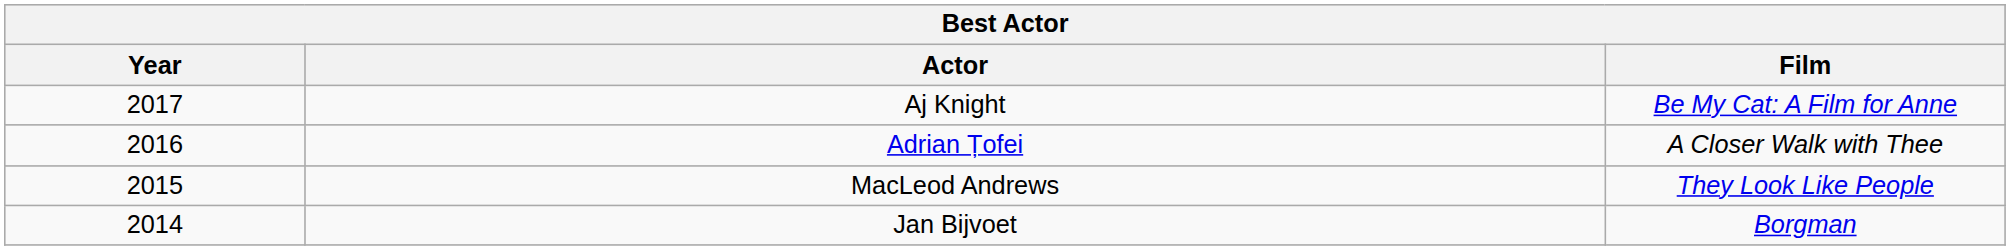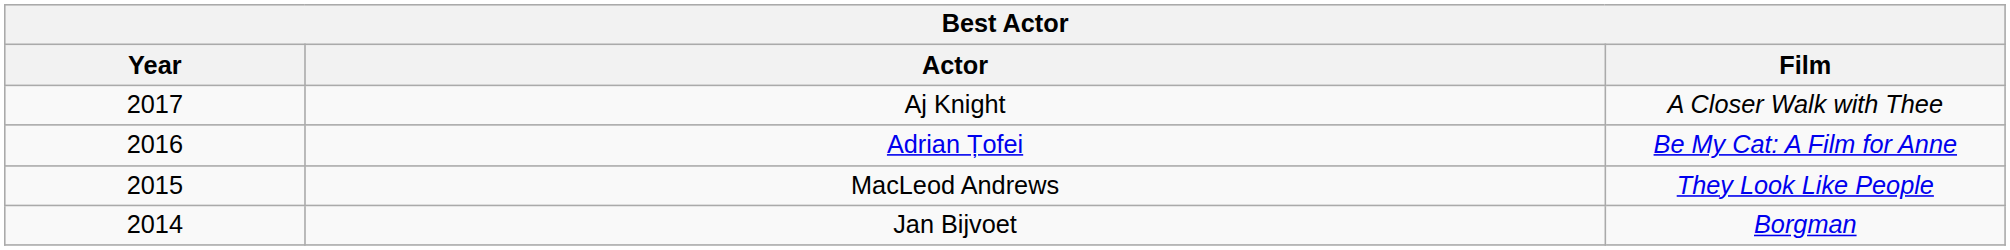(1805, 104) Be My Cat: A Film for Anne -> (1805, 104) A Closer Walk with Thee
(1805, 144) A Closer Walk with Thee -> (1805, 144) Be My Cat: A Film for Anne
